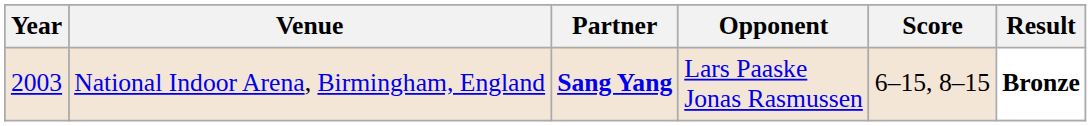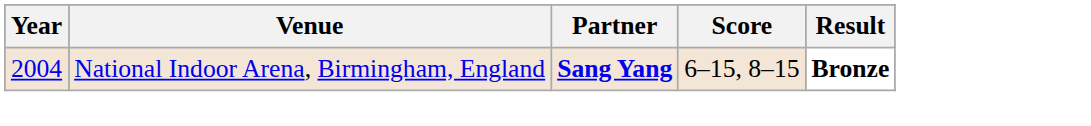- column: (774, 26)
(37, 83) 2003 -> (37, 68) 2004
